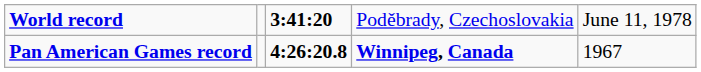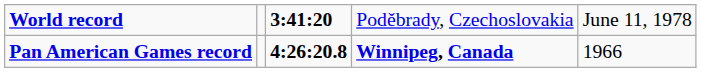(602, 51) 1967 -> (602, 51) 1966
